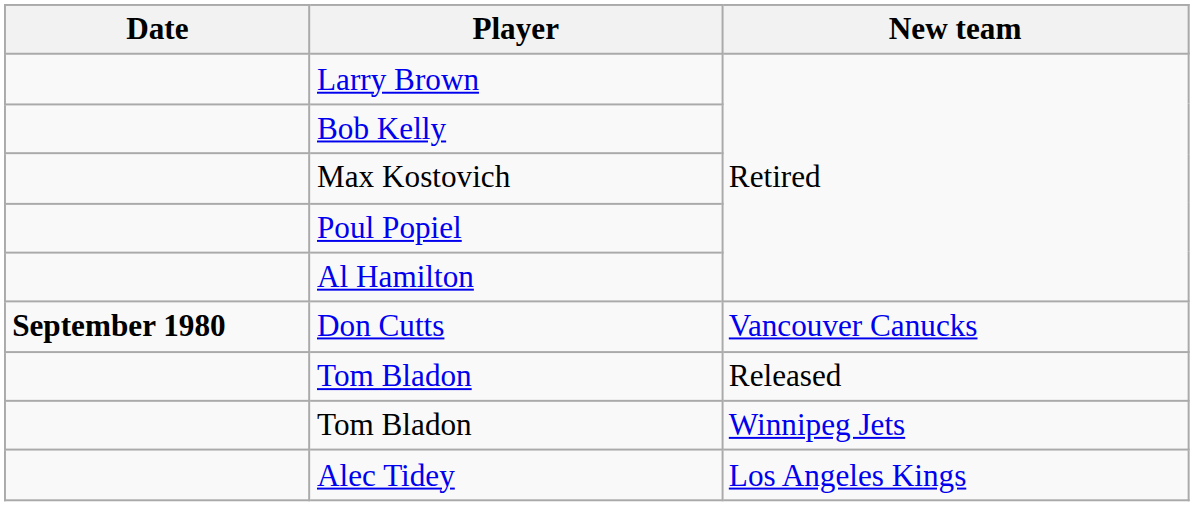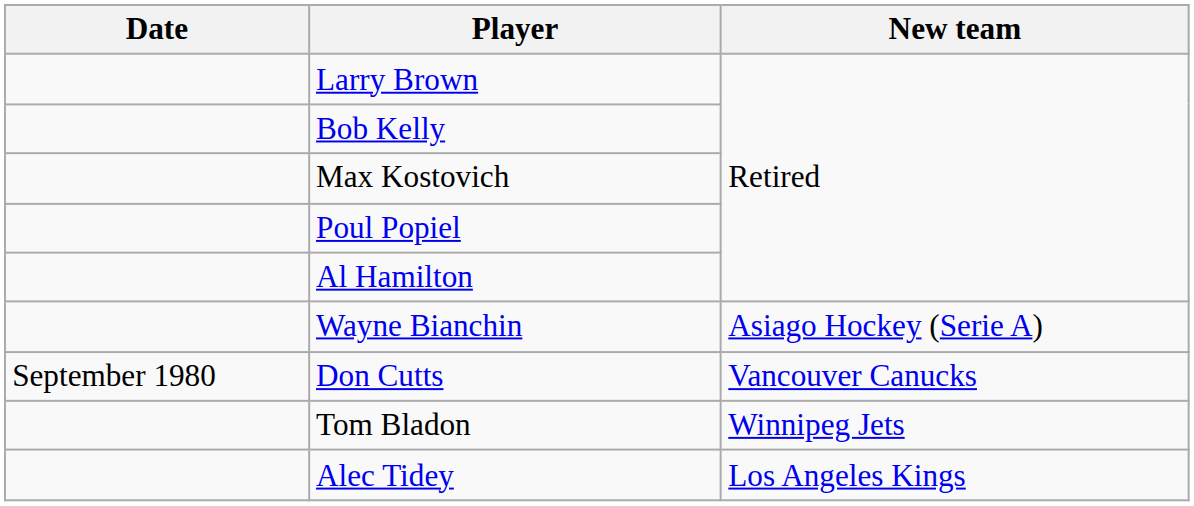+ row: (419, 326)
(119, 326) bold -> (114, 375) normal
- row: (394, 375)
